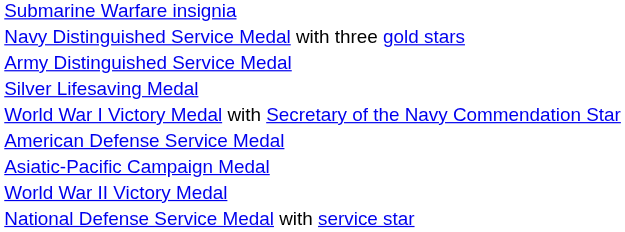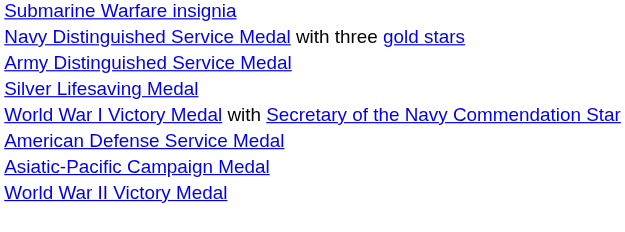- row: (209, 218)
